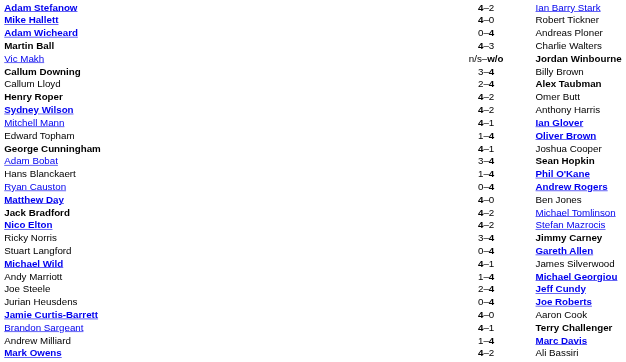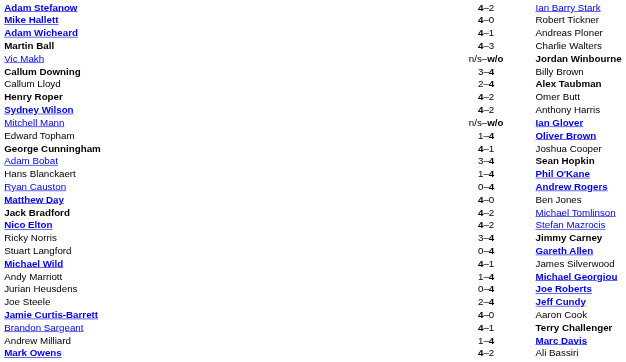(486, 33) 0–4 -> (486, 33) 4–1
(486, 123) 4–1 -> (486, 123) n/s–w/o
rows swapped: (27, 289) <-> (41, 302)
